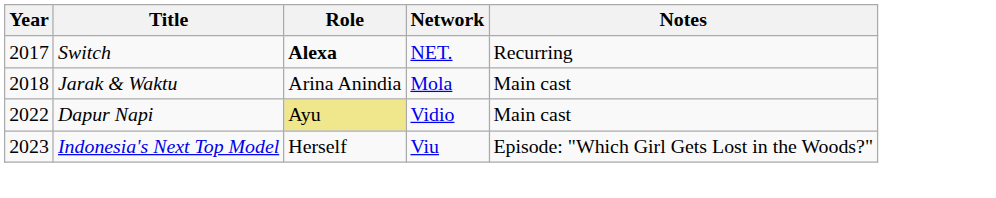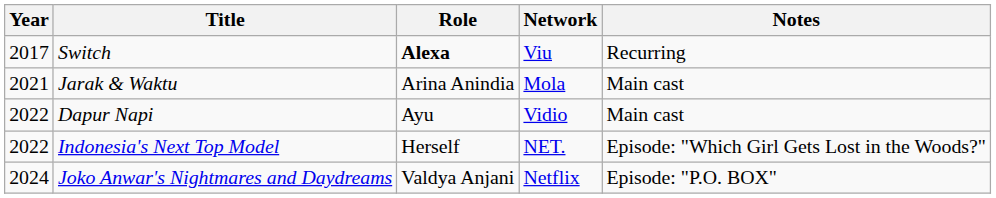(431, 51) NET. -> (538, 51) Viu
(29, 83) 2018 -> (29, 83) 2021
(305, 114) khaki background -> (418, 114) no background
(29, 146) 2023 -> (29, 146) 2022
(425, 146) Viu -> (544, 146) NET.
+ row: (225, 177)
